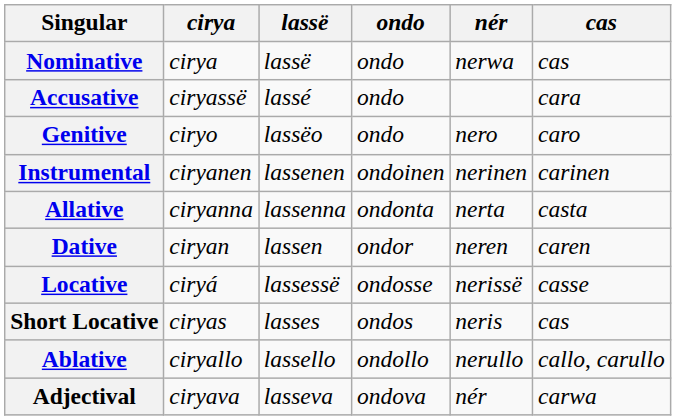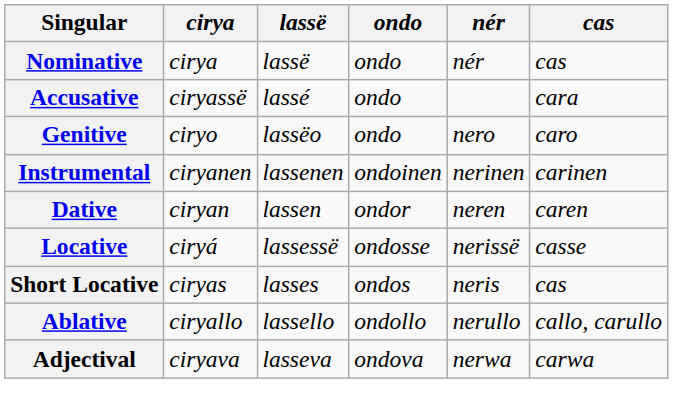(485, 60) nerwa -> (468, 60) nér
- row: (84, 209)
(471, 396) nér -> (482, 358) nerwa
